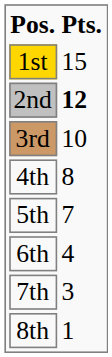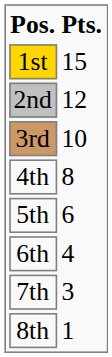(74, 100) bold -> (74, 100) normal
(68, 215) 7 -> (68, 215) 6
